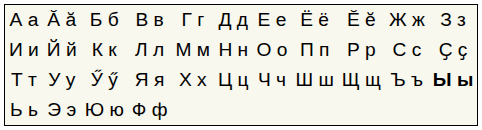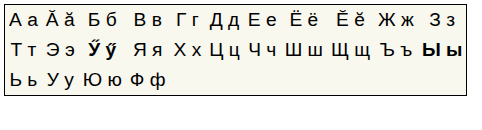- row: (24, 50)
(62, 80) У у -> (60, 50) Э э
(104, 80) normal -> (102, 50) bold
(62, 110) Э э -> (60, 80) У у
